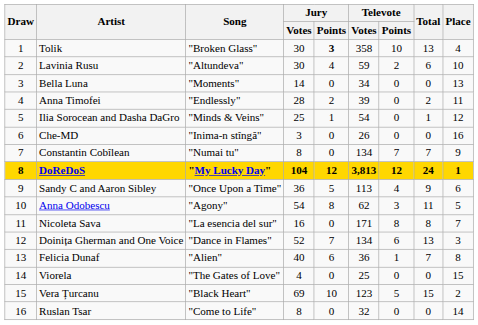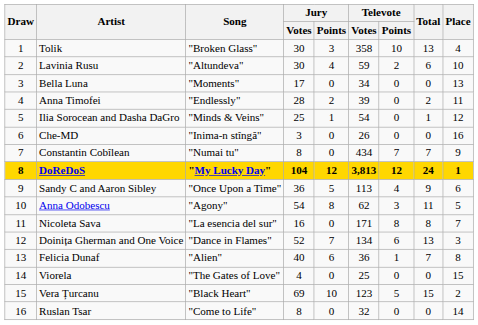(331, 48) bold -> (331, 48) normal
(299, 83) 14 -> (299, 83) 17
(364, 153) 134 -> (364, 153) 434
